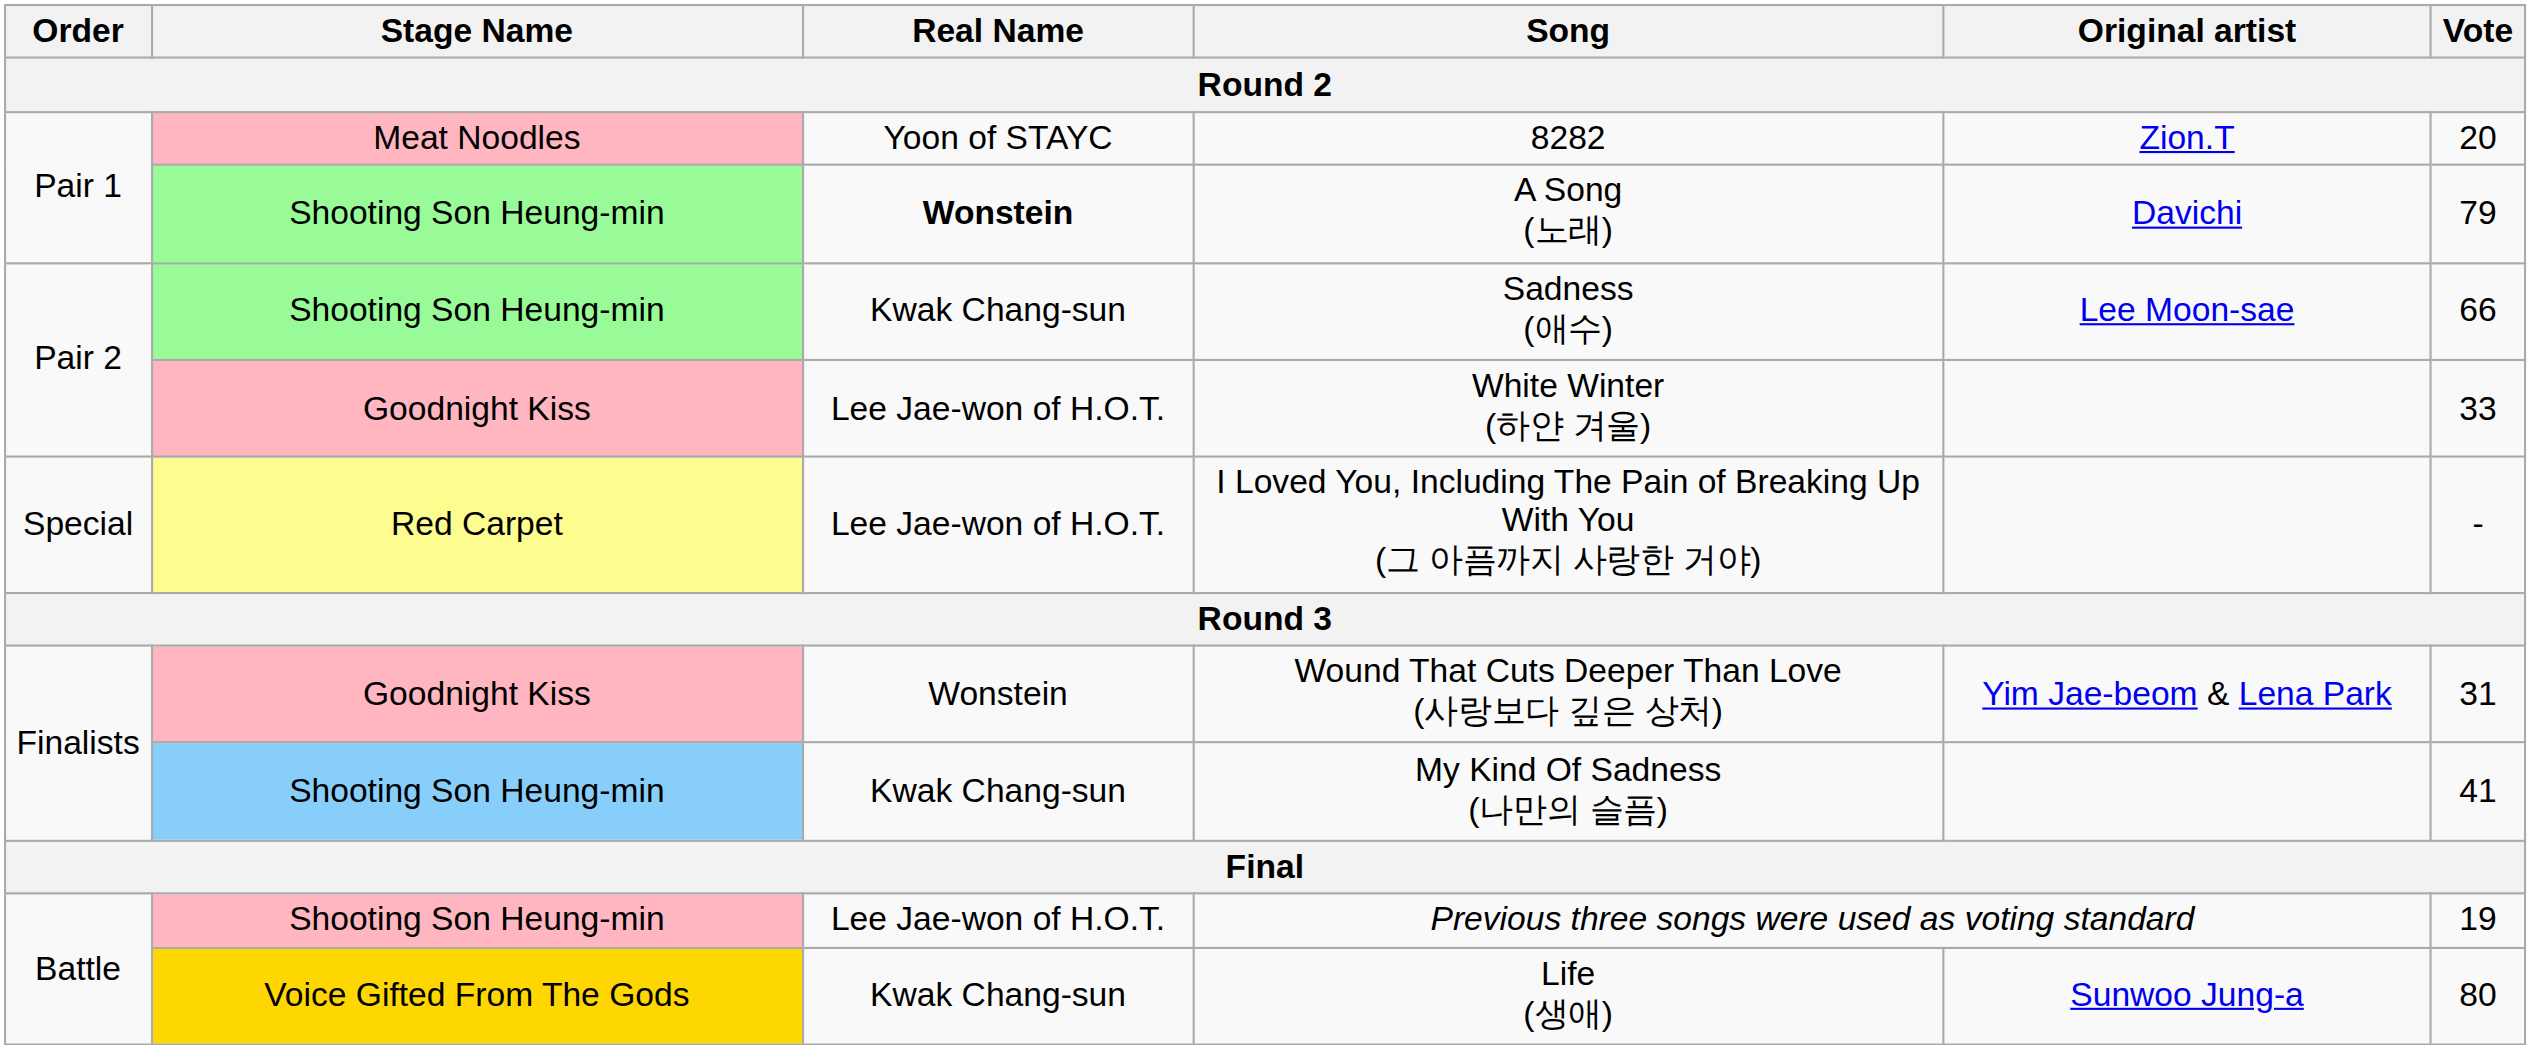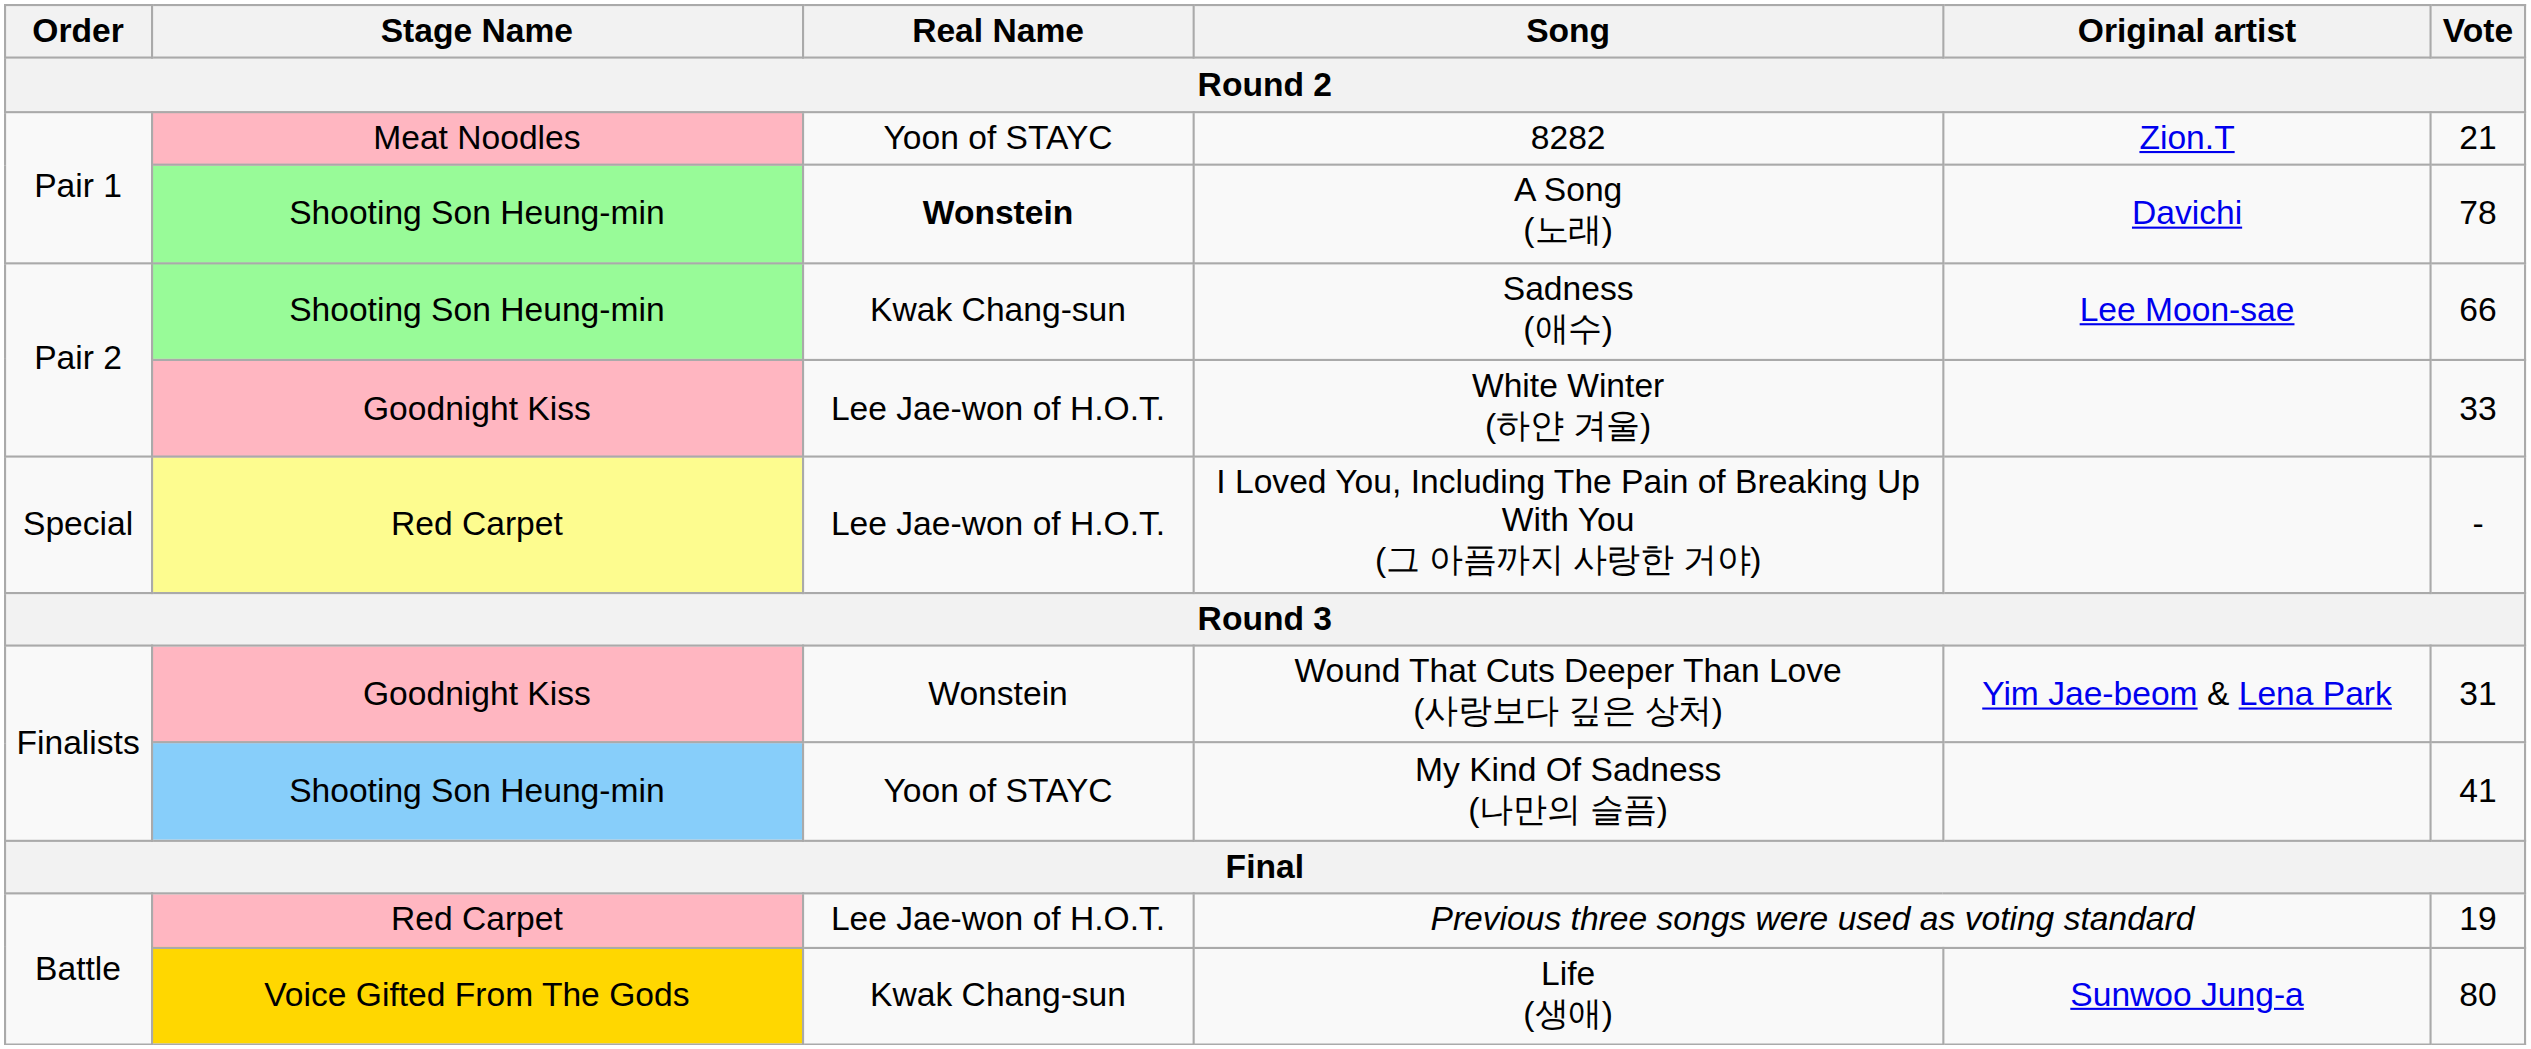(2478, 137) 20 -> (2478, 137) 21
(2478, 213) 79 -> (2478, 213) 78
(998, 791) Kwak Chang-sun -> (998, 791) Yoon of STAYC
(477, 919) Shooting Son Heung-min -> (477, 919) Red Carpet
